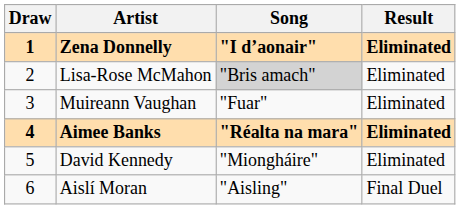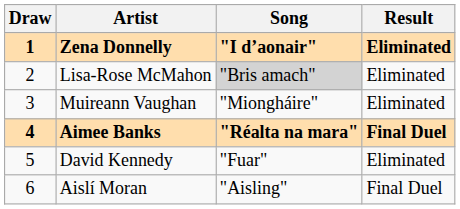(244, 103) "Fuar" -> (269, 103) "Miongháire"
(409, 132) Eliminated -> (406, 132) Final Duel
(269, 160) "Miongháire" -> (244, 160) "Fuar"
